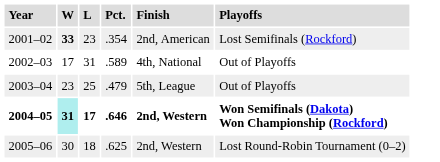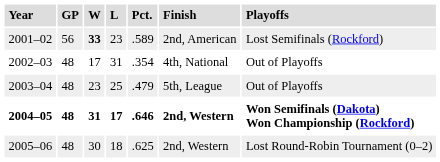+ column: (70, 15)
(116, 38) .354 -> (143, 38) .589
(116, 62) .589 -> (143, 62) .354
(68, 116) paleturquoise background -> (94, 116) no background
